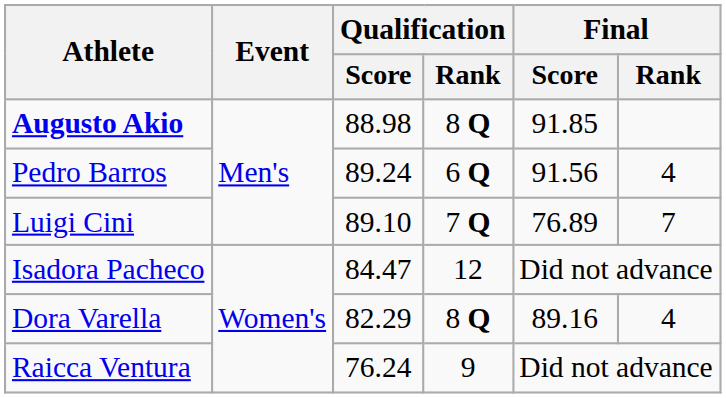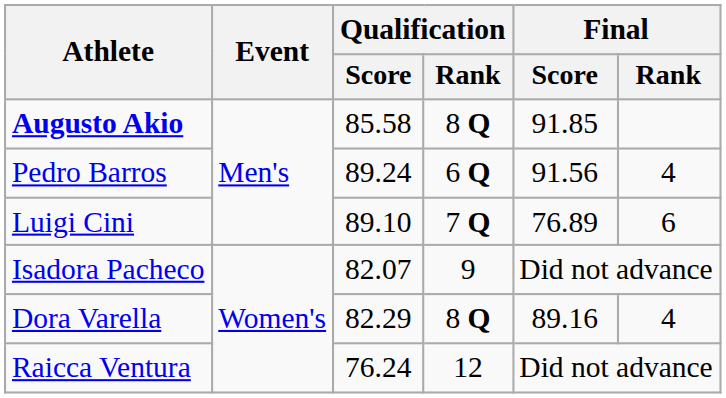(378, 123) 88.98 -> (378, 123) 85.58
(668, 221) 7 -> (668, 221) 6
(378, 270) 84.47 -> (378, 270) 82.07
(468, 270) 12 -> (468, 270) 9
(468, 367) 9 -> (468, 367) 12
